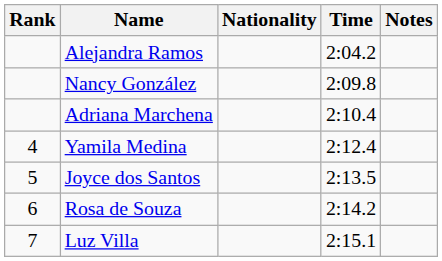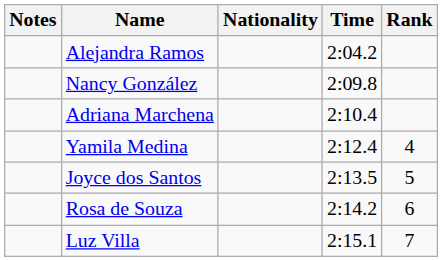columns swapped: (32, 20) <-> (409, 20)
